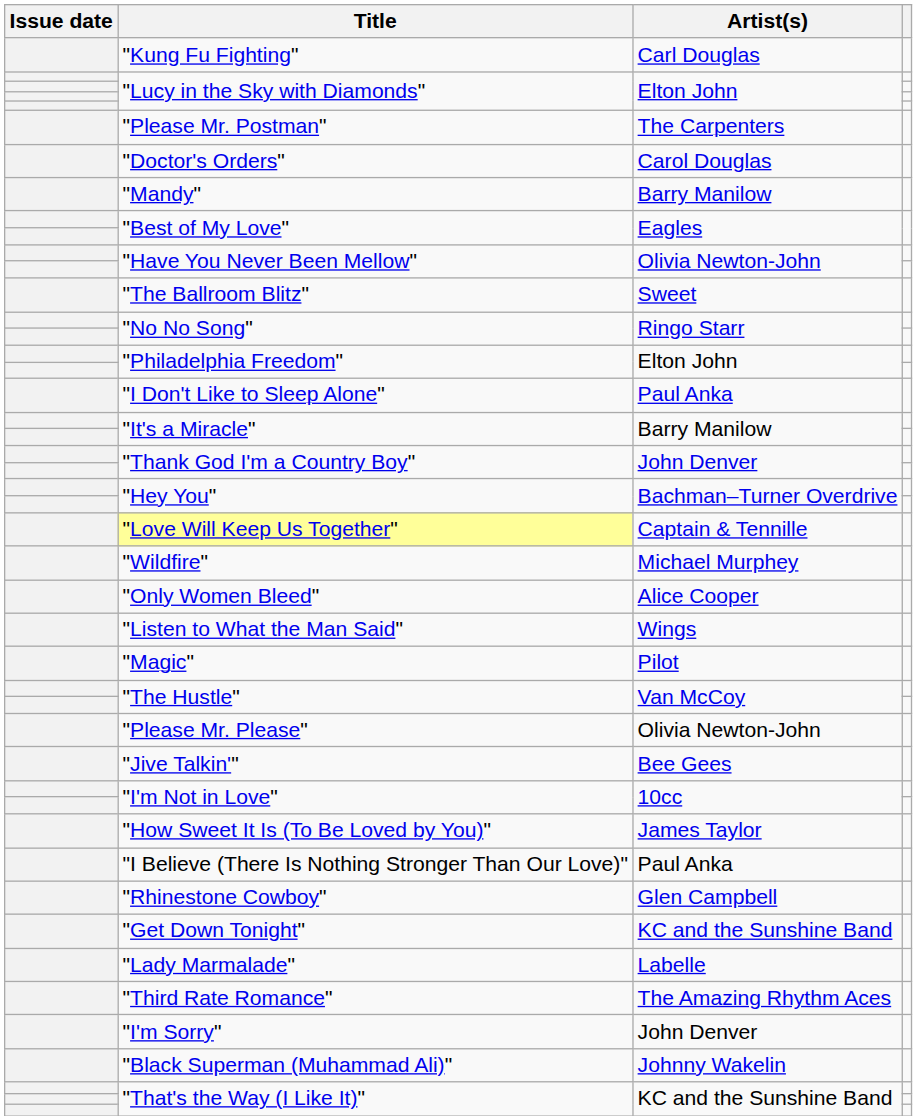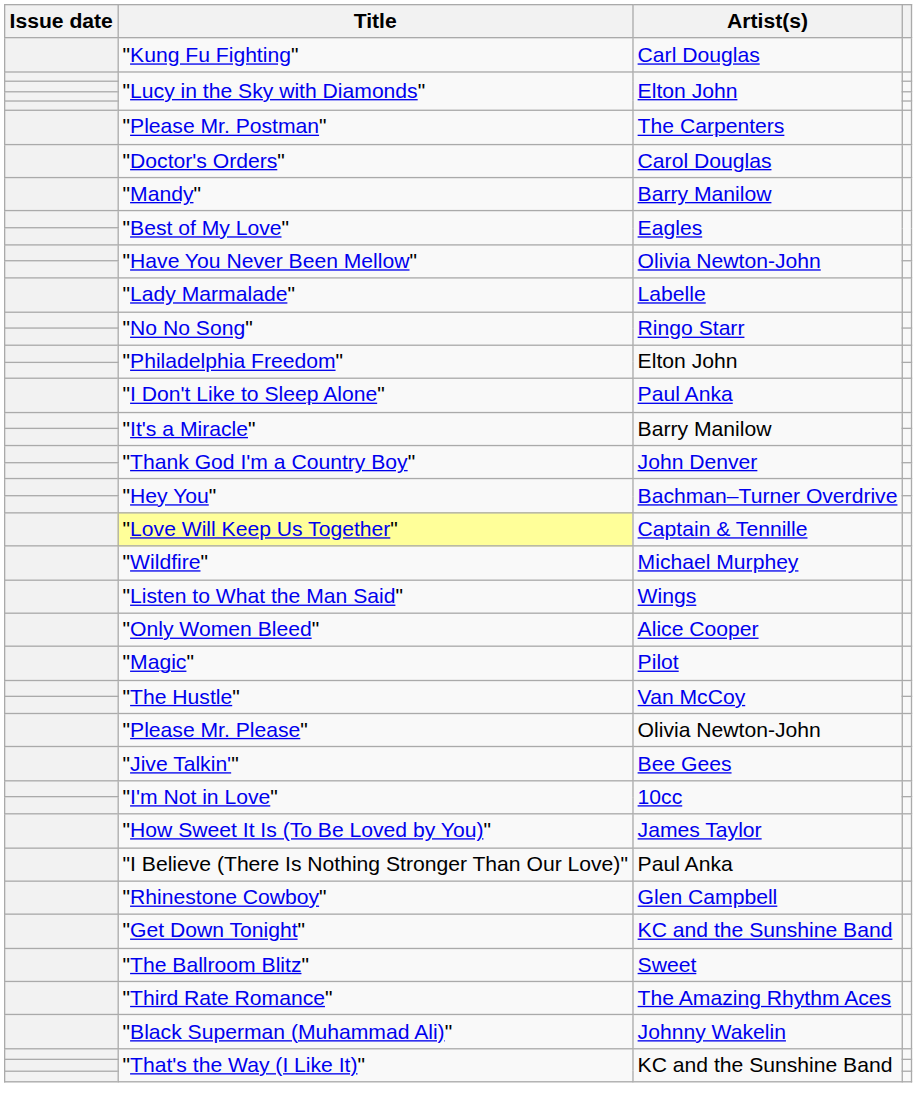rows swapped: (209, 964) <-> (216, 294)
rows swapped: (221, 596) <-> (263, 629)
- row: (172, 1031)
